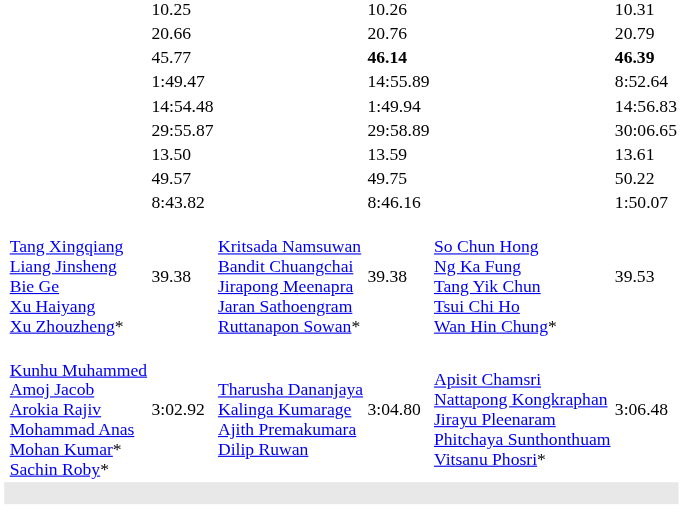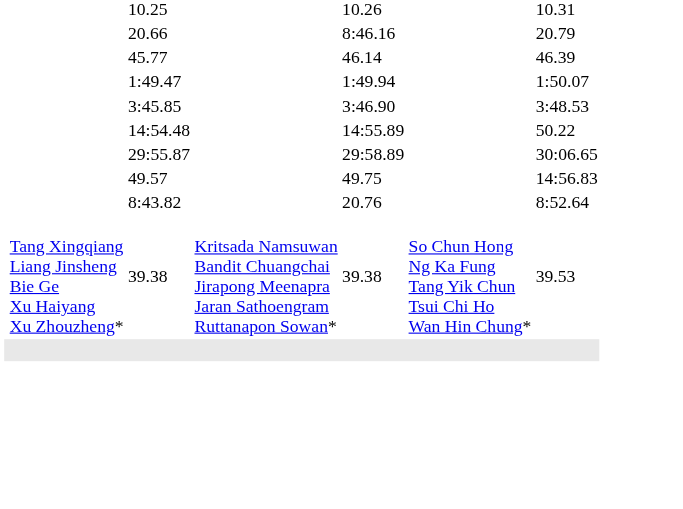(387, 33) 20.76 -> (369, 33) 8:46.16
(387, 57) bold -> (362, 57) normal
(635, 57) bold -> (556, 57) normal
(399, 81) 14:55.89 -> (369, 81) 1:49.94
(642, 81) 8:52.64 -> (562, 81) 1:50.07
+ row: (155, 105)
(394, 105) 1:49.94 -> (373, 130) 14:55.89
(646, 105) 14:56.83 -> (556, 130) 50.22
- row: (171, 154)
(635, 178) 50.22 -> (567, 178) 14:56.83
(394, 202) 8:46.16 -> (362, 202) 20.76
(642, 202) 1:50.07 -> (562, 202) 8:52.64
- row: (178, 409)
